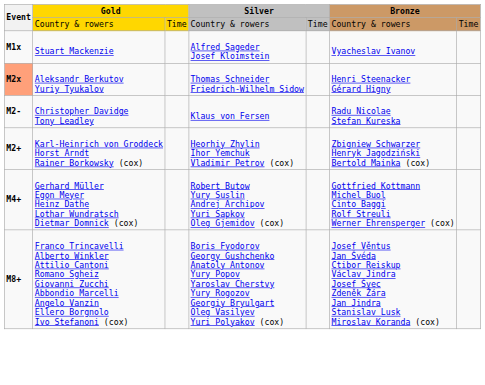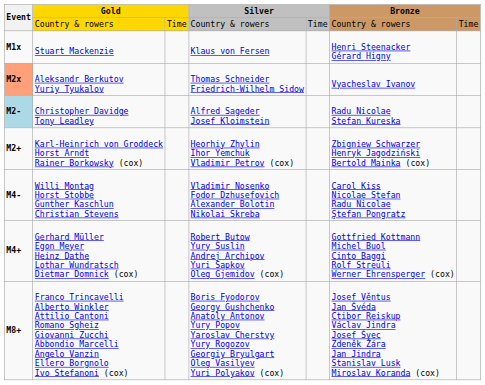(230, 52) Alfred Sageder Josef Kloimstein -> (230, 52) Klaus von Fersen
(373, 52) Vyacheslav Ivanov -> (371, 52) Henri Steenacker Gérard Higny
(371, 84) Henri Steenacker Gérard Higny -> (373, 84) Vyacheslav Ivanov
(14, 112) no background -> (14, 112) lightblue background
(230, 116) Klaus von Fersen -> (230, 116) Alfred Sageder Josef Kloimstein
+ row: (77, 200)
